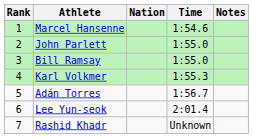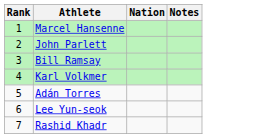- column: (190, 12)
